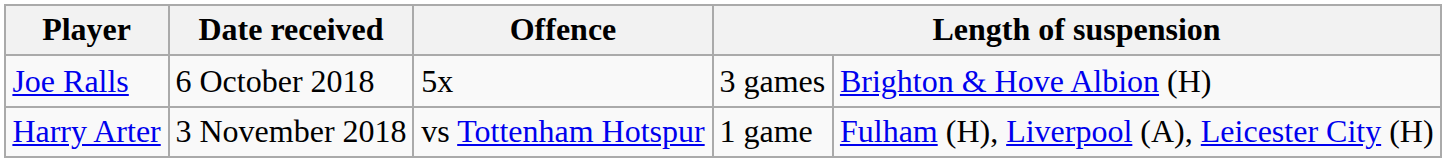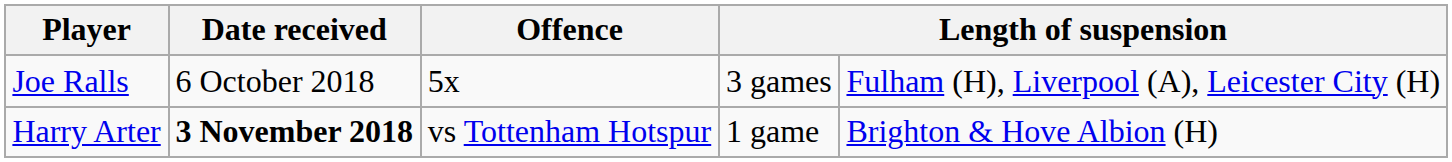(1026, 80) Brighton & Hove Albion (H) -> (1143, 80) Fulham (H), Liverpool (A), Leicester City (H)
(291, 131) normal -> (294, 131) bold
(1137, 131) Fulham (H), Liverpool (A), Leicester City (H) -> (1032, 131) Brighton & Hove Albion (H)
